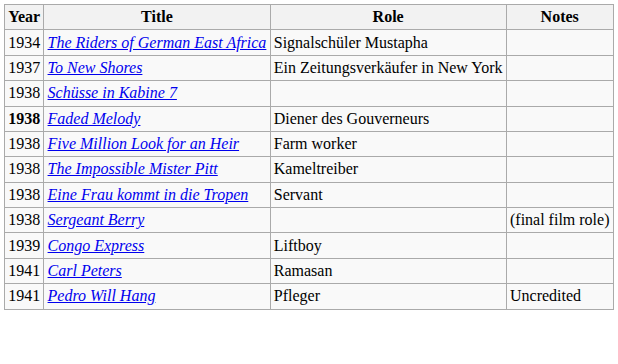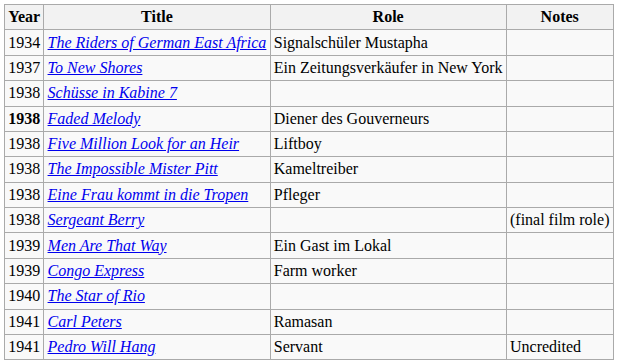(315, 144) Farm worker -> (298, 144) Liftboy
(298, 194) Servant -> (297, 194) Pfleger
+ row: (107, 245)
(298, 245) Liftboy -> (315, 270) Farm worker
+ row: (96, 296)
(297, 296) Pfleger -> (298, 347) Servant
